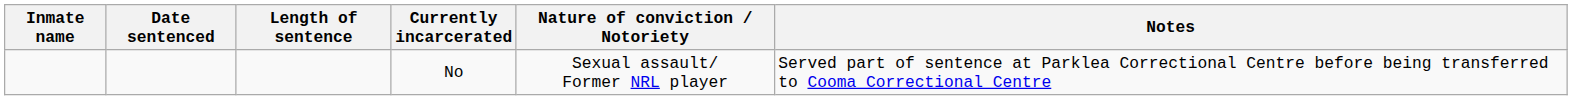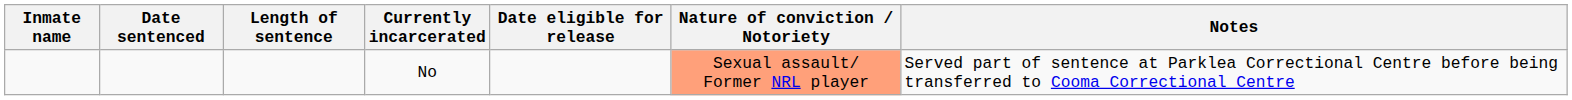+ column: (581, 27)
(645, 72) no background -> (786, 72) lightsalmon background
